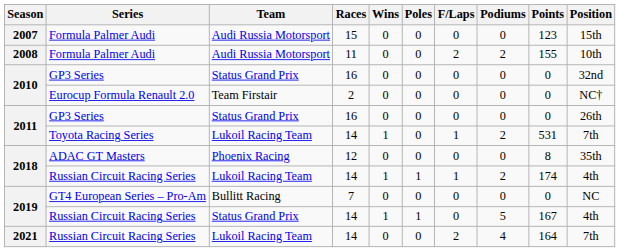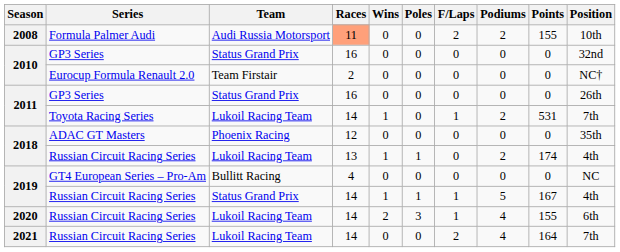- row: (25, 35)
(351, 55) no background -> (351, 35) lightsalmon background
(548, 156) 8 -> (548, 136) 0
(351, 176) 14 -> (351, 156) 13
(456, 176) 1 -> (456, 156) 0
(351, 196) 7 -> (351, 176) 4
(456, 216) 0 -> (456, 196) 1
+ row: (25, 216)
